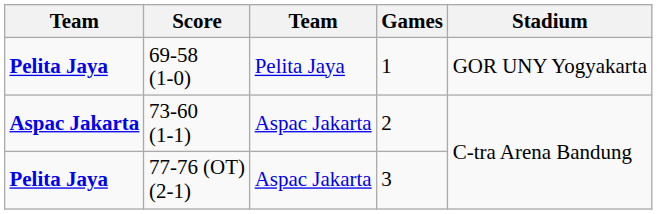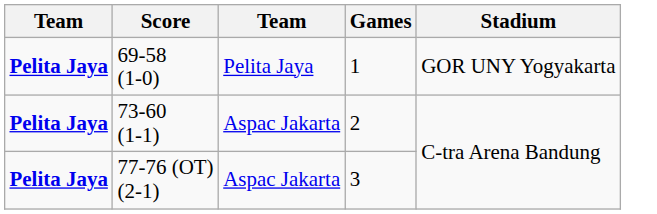(74, 122) Aspac Jakarta -> (59, 122) Pelita Jaya
